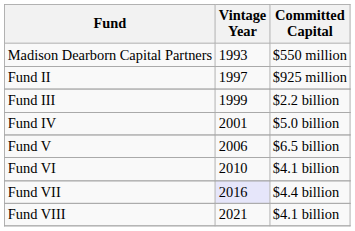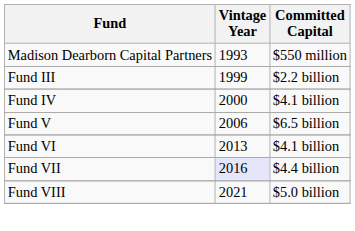- row: (29, 77)
(233, 123) 2001 -> (233, 100) 2000
(306, 123) $5.0 billion -> (306, 100) $4.1 billion
(233, 169) 2010 -> (233, 146) 2013
(306, 214) $4.1 billion -> (306, 191) $5.0 billion
